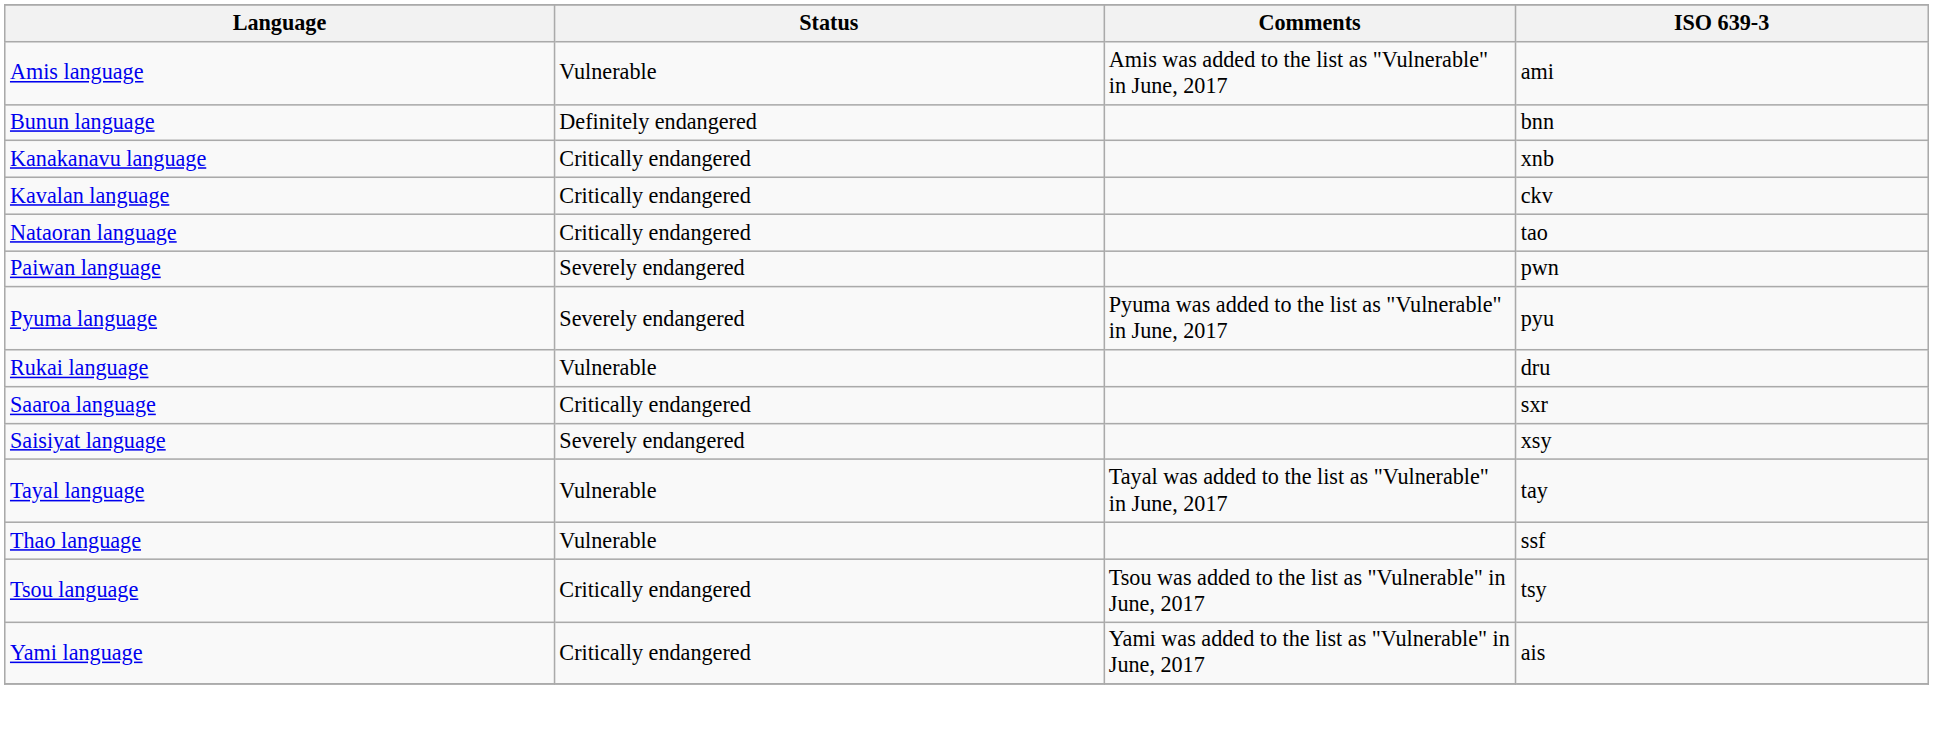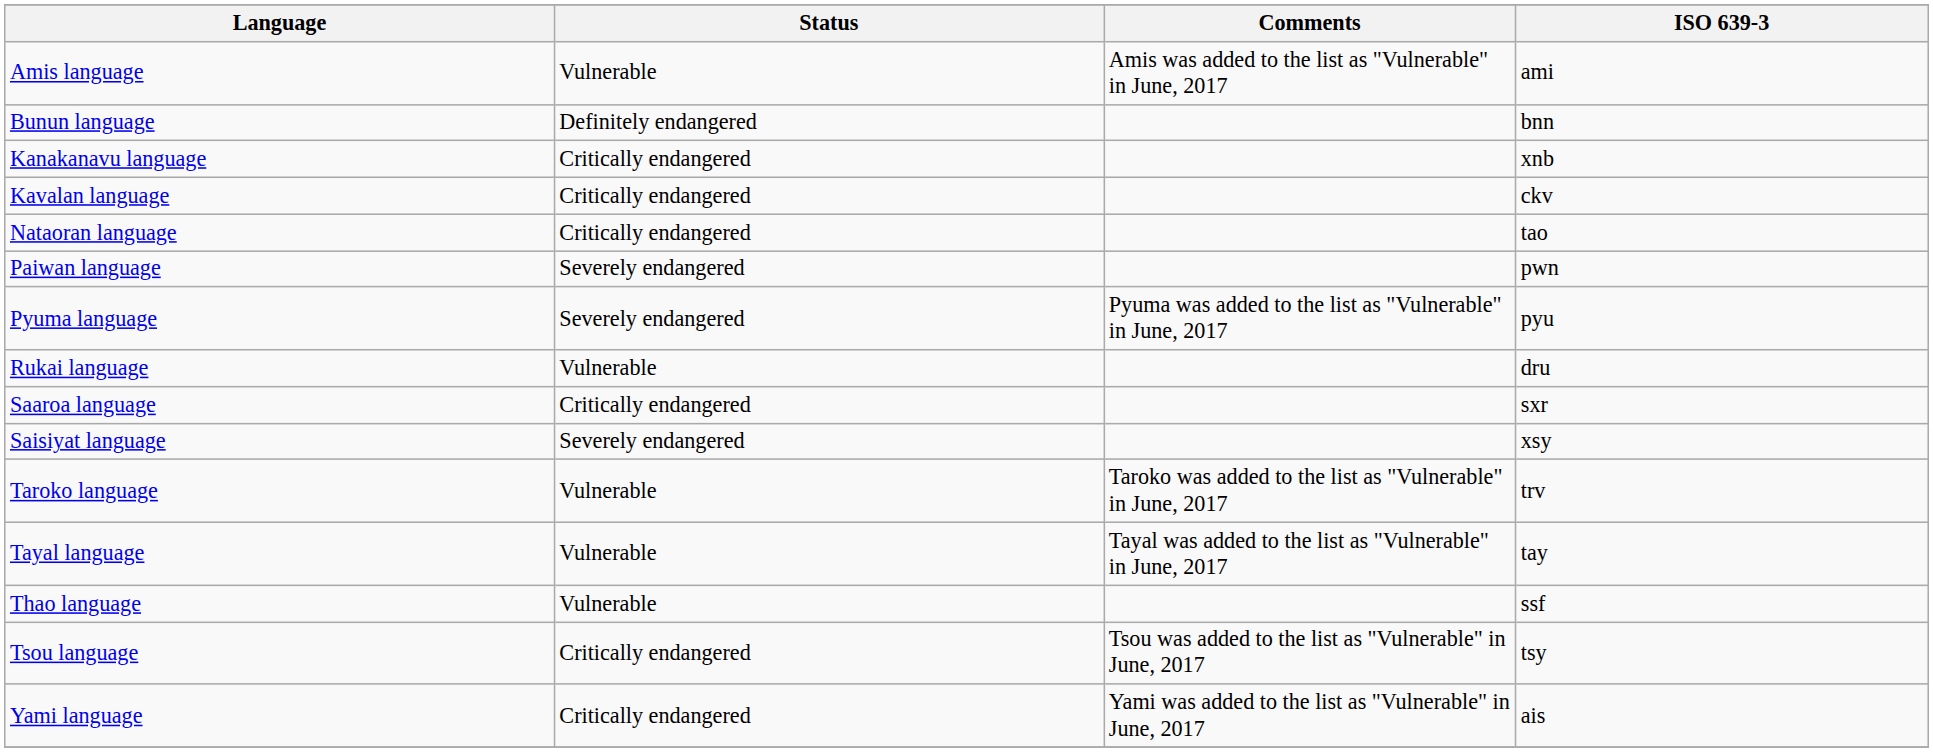+ row: (84, 490)
